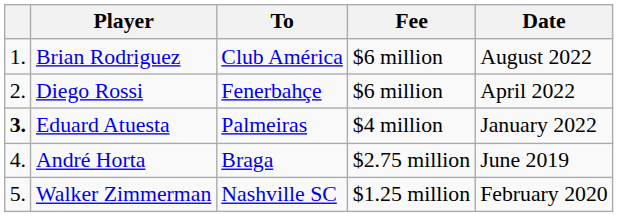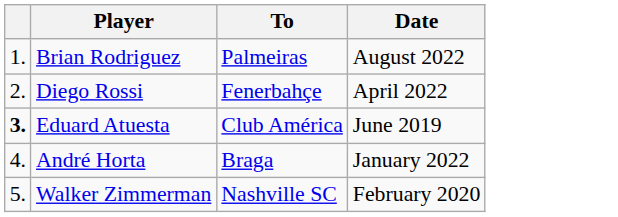- column: (412, 21)
(282, 56) Club América -> (264, 56) Palmeiras
(264, 125) Palmeiras -> (282, 125) Club América
(538, 125) January 2022 -> (397, 125) June 2019
(525, 159) June 2019 -> (411, 159) January 2022
